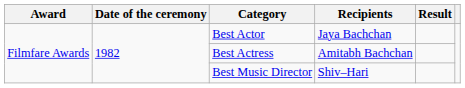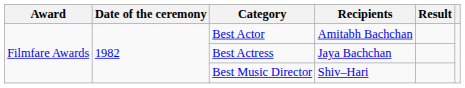(355, 33) Jaya Bachchan -> (365, 33) Amitabh Bachchan
(365, 53) Amitabh Bachchan -> (355, 53) Jaya Bachchan
